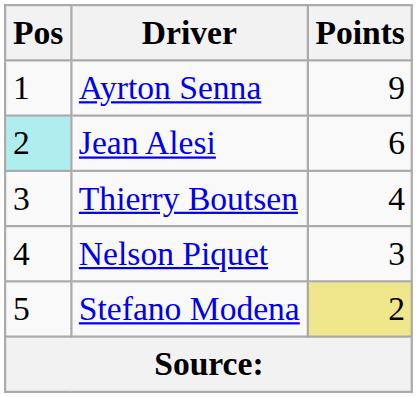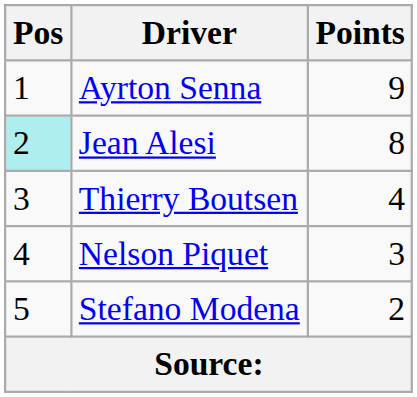(397, 143) 6 -> (397, 143) 8
(397, 309) khaki background -> (397, 309) no background
